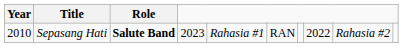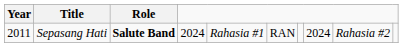(19, 33) 2010 -> (19, 33) 2011
(192, 33) 2023 -> (192, 33) 2024
(318, 33) 2022 -> (318, 33) 2024
